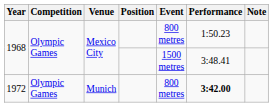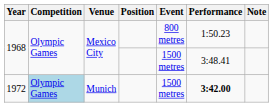(47, 89) no background -> (47, 89) lightblue background
(171, 89) 800 metres -> (171, 89) 1500 metres
